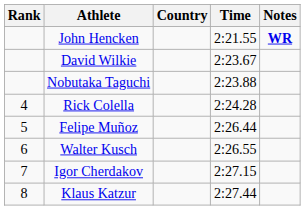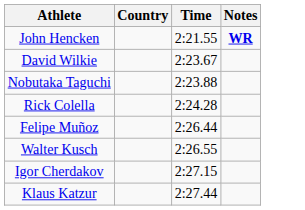- column: (24, 15)
